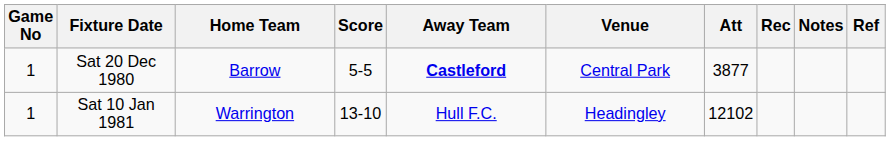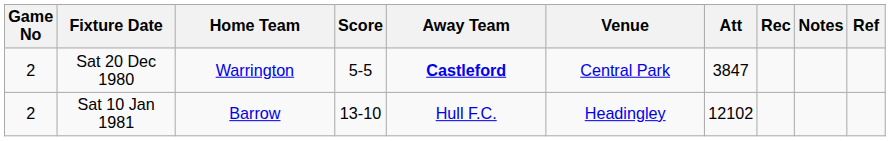(31, 70) 1 -> (31, 70) 2
(255, 70) Barrow -> (255, 70) Warrington
(731, 70) 3877 -> (731, 70) 3847
(31, 114) 1 -> (31, 114) 2
(255, 114) Warrington -> (255, 114) Barrow
